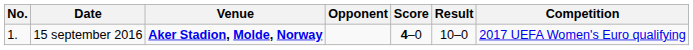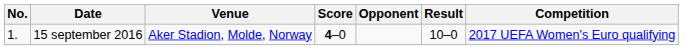columns swapped: (358, 14) <-> (411, 14)
(235, 34) bold -> (230, 34) normal
